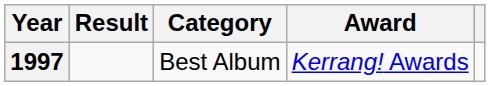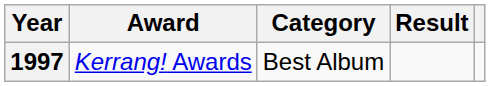columns swapped: (380, 23) <-> (111, 23)
